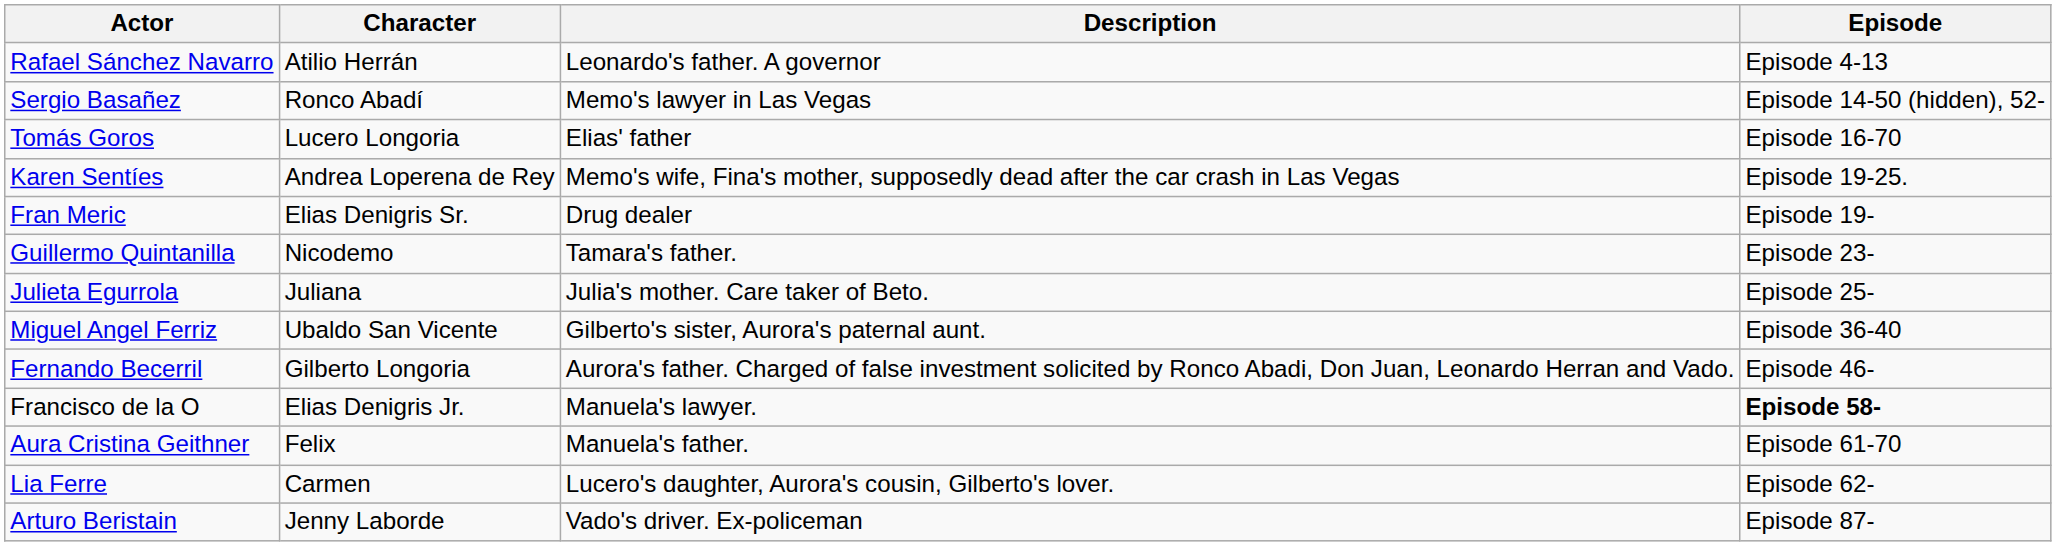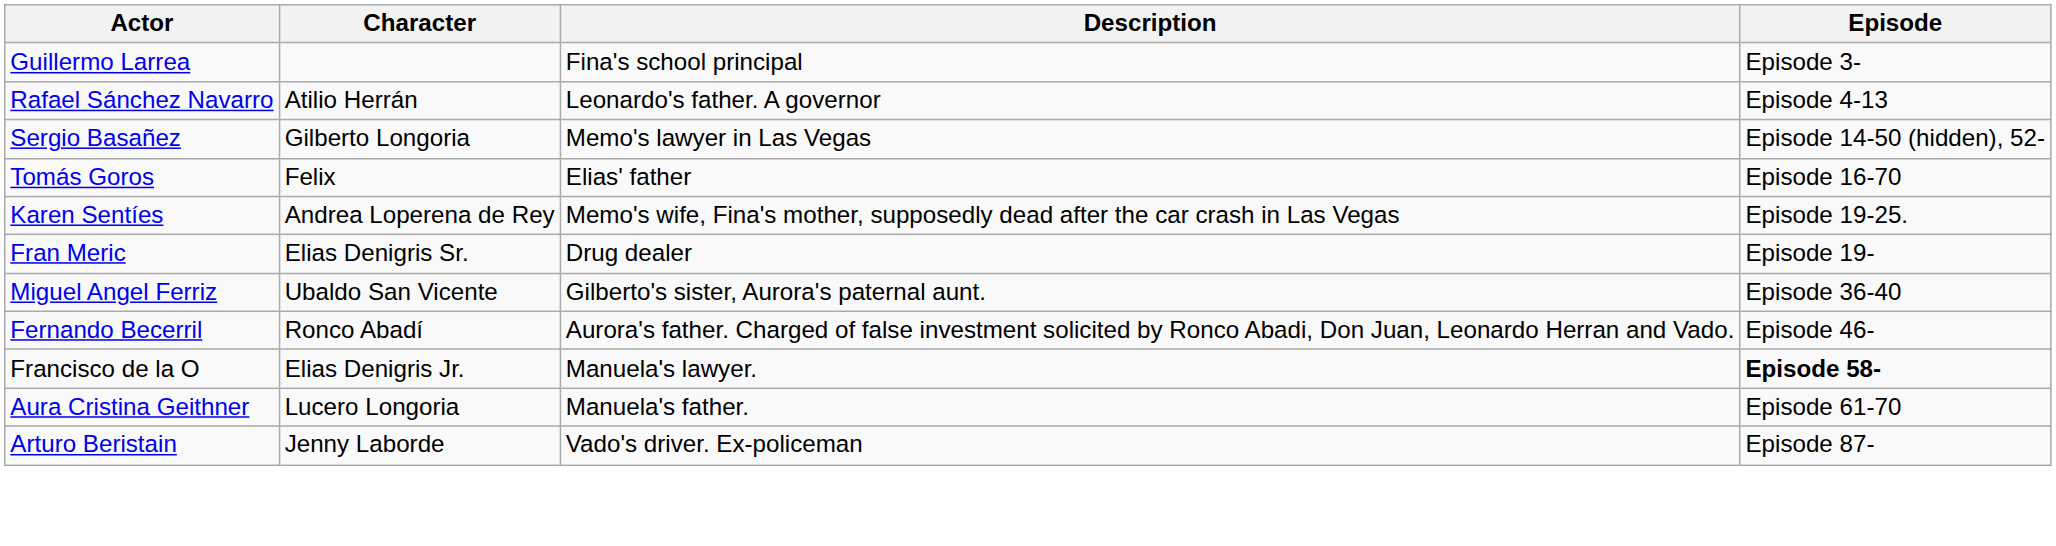+ row: (100, 61)
(354, 100) Ronco Abadí -> (377, 138) Gilberto Longoria
(372, 138) Lucero Longoria -> (310, 176) Felix
- row: (122, 253)
- row: (94, 291)
(377, 368) Gilberto Longoria -> (354, 330) Ronco Abadí
(310, 445) Felix -> (372, 406) Lucero Longoria
- row: (59, 483)
